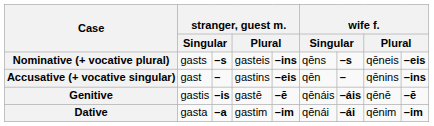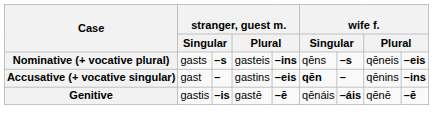(311, 78) normal -> (312, 78) bold
- row: (91, 113)
